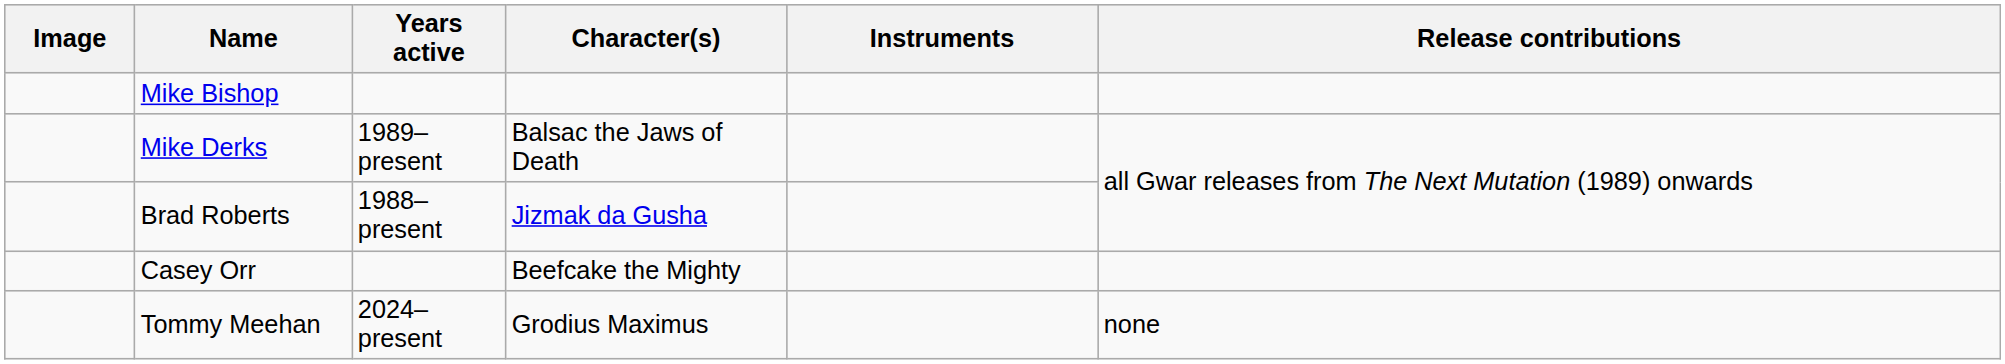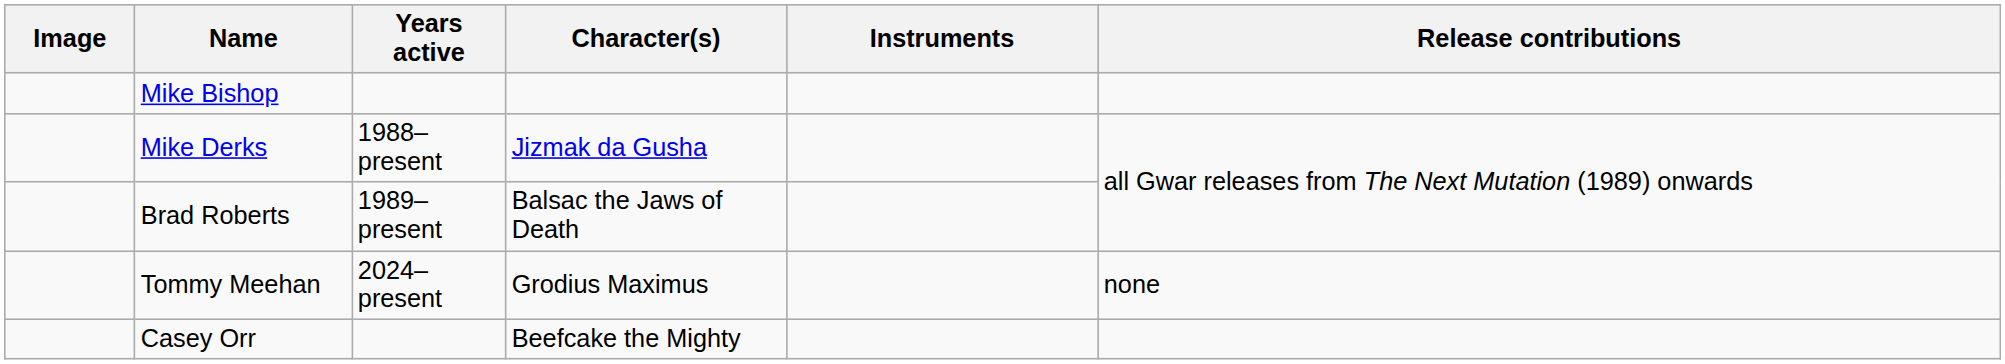(400, 147) 1989–present -> (400, 147) 1988–present
(617, 147) Balsac the Jaws of Death -> (609, 147) Jizmak da Gusha
(400, 215) 1988–present -> (400, 215) 1989–present
(609, 215) Jizmak da Gusha -> (617, 215) Balsac the Jaws of Death
rows swapped: (198, 270) <-> (231, 324)
